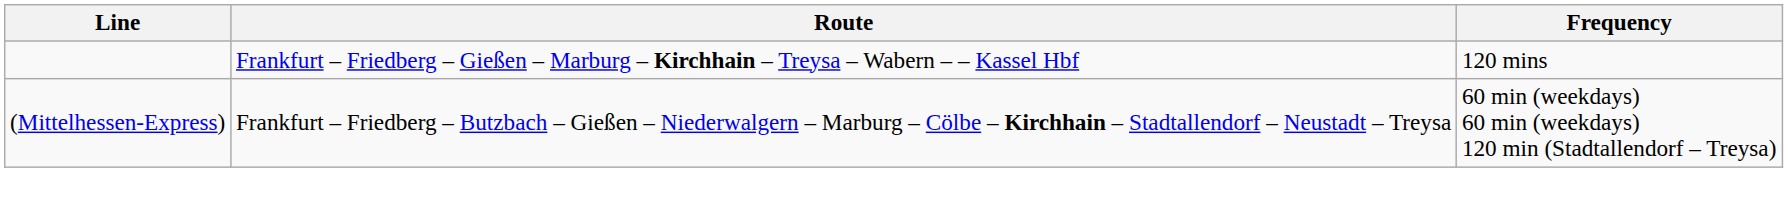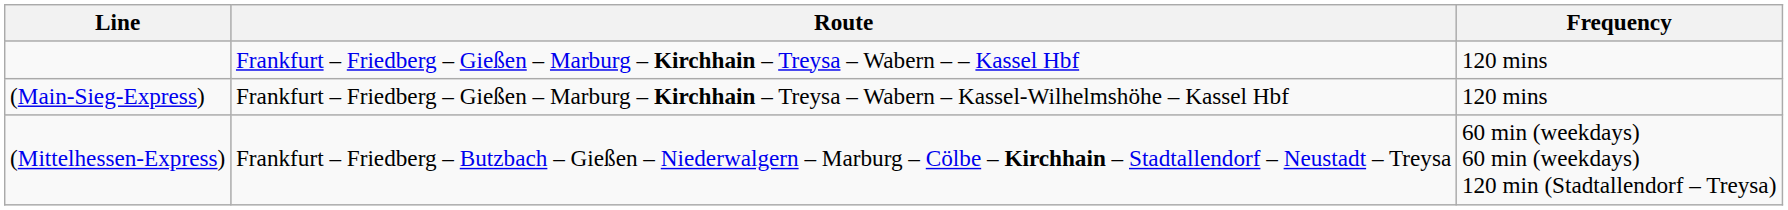+ row: (107, 96)
